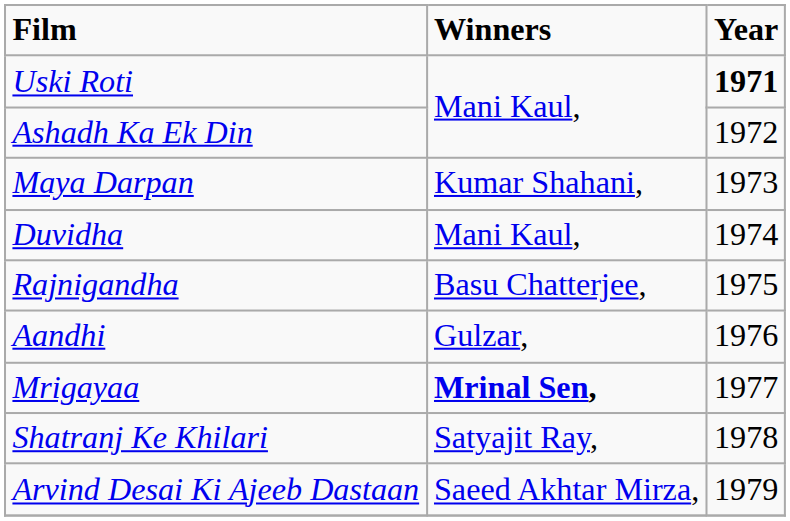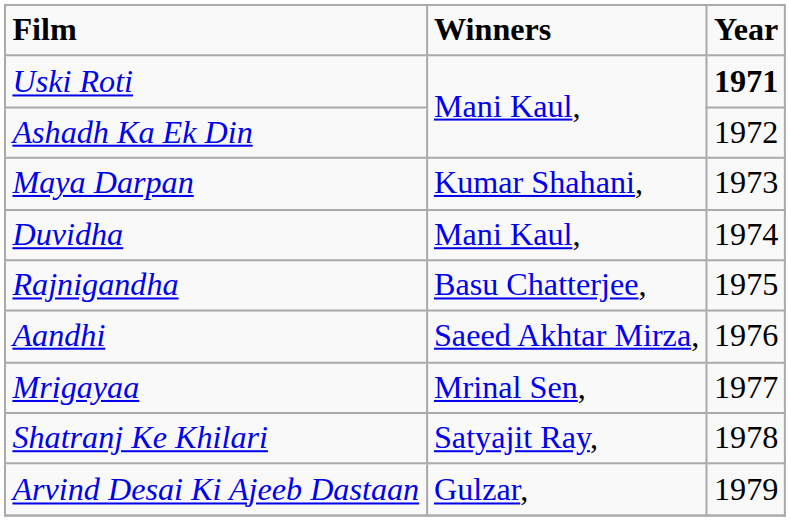(481, 336) Gulzar, -> (567, 336) Saeed Akhtar Mirza,
(515, 387) bold -> (510, 387) normal
(567, 489) Saeed Akhtar Mirza, -> (481, 489) Gulzar,
